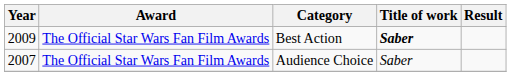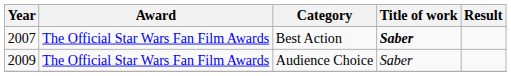(22, 37) 2009 -> (22, 37) 2007
(22, 60) 2007 -> (22, 60) 2009
